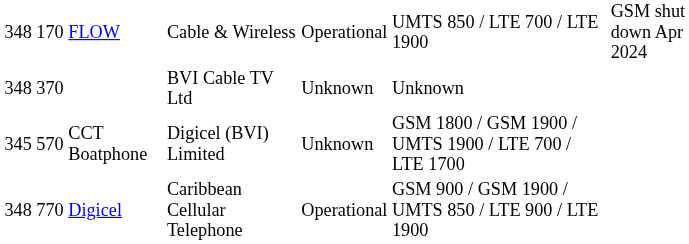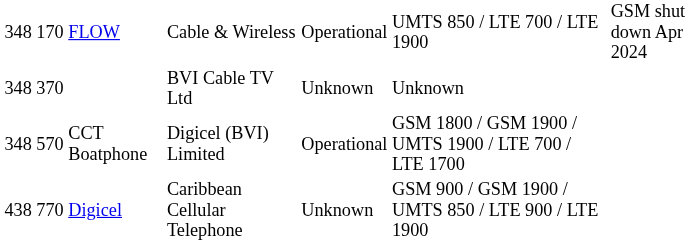(18, 143) 345 -> (18, 143) 348
(337, 143) Unknown -> (344, 143) Operational
(18, 209) 348 -> (18, 209) 438
(344, 209) Operational -> (337, 209) Unknown
